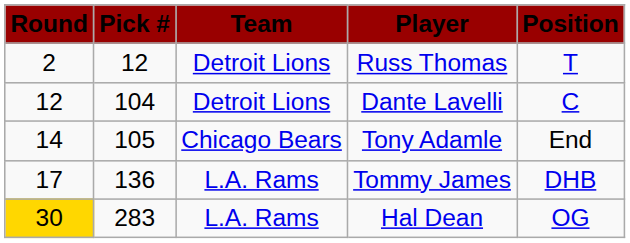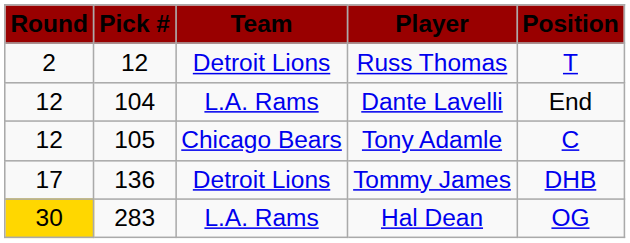(262, 101) Detroit Lions -> (262, 101) L.A. Rams
(570, 101) C -> (570, 101) End
(49, 140) 14 -> (49, 140) 12
(570, 140) End -> (570, 140) C
(262, 179) L.A. Rams -> (262, 179) Detroit Lions
